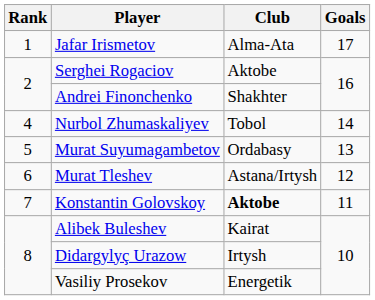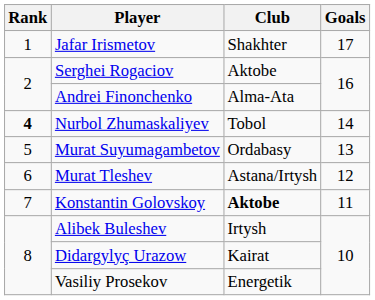(261, 44) Alma-Ata -> (257, 44) Shakhter
(257, 96) Shakhter -> (261, 96) Alma-Ata
(28, 123) normal -> (28, 123) bold
(248, 228) Kairat -> (247, 228) Irtysh
(247, 255) Irtysh -> (248, 255) Kairat
